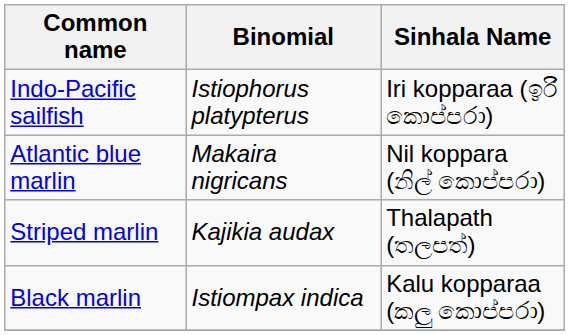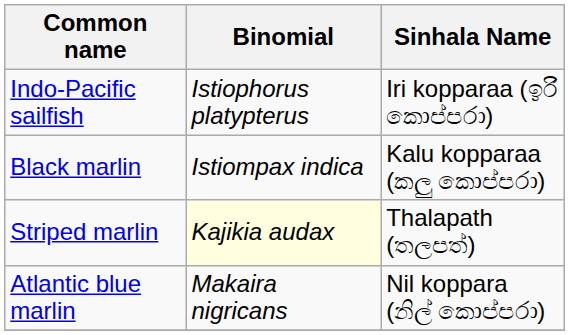rows swapped: (76, 297) <-> (76, 167)
(263, 232) no background -> (263, 232) lightyellow background
